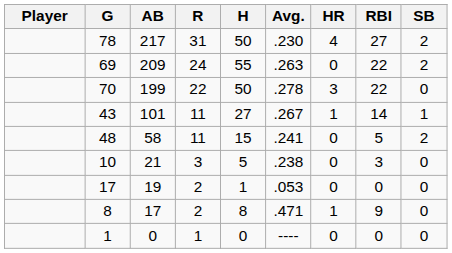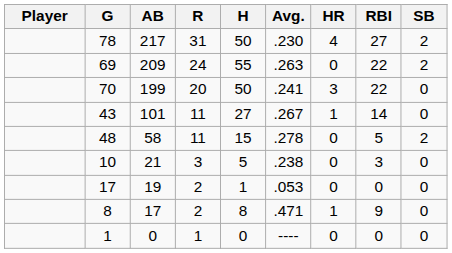(198, 89) 22 -> (198, 89) 20
(288, 89) .278 -> (288, 89) .241
(424, 114) 1 -> (424, 114) 0
(288, 138) .241 -> (288, 138) .278
